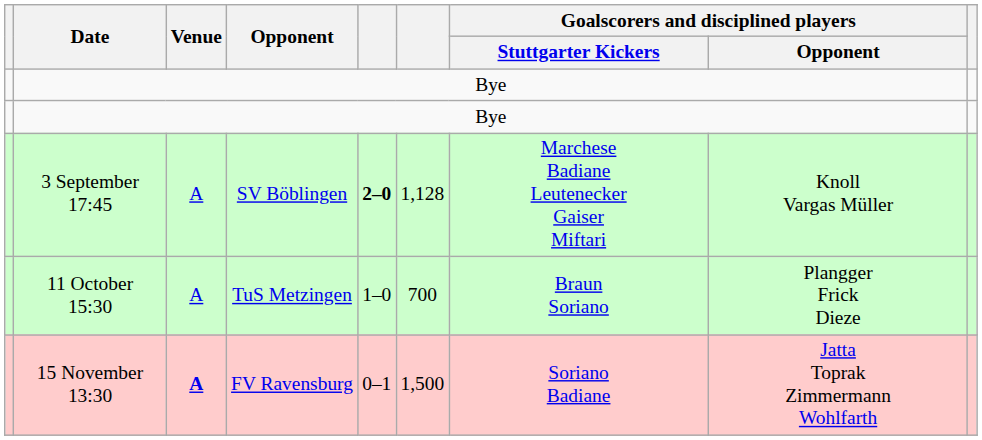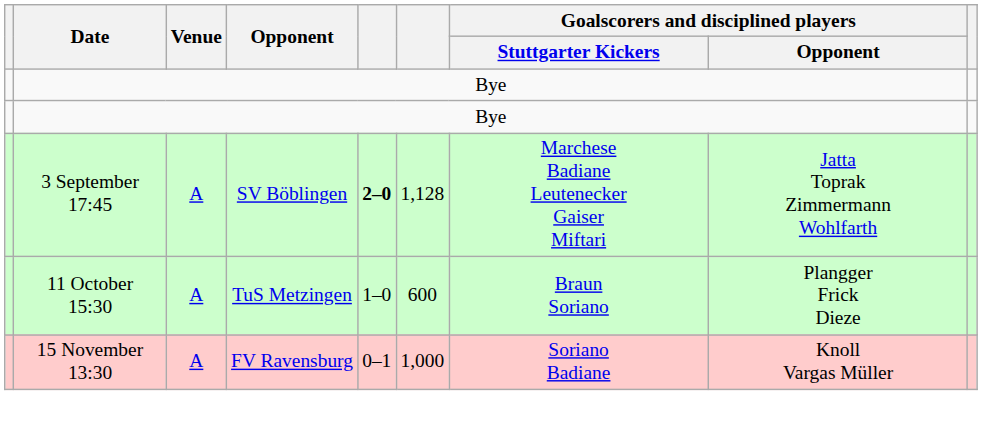(838, 194) Knoll Vargas Müller -> (838, 194) Jatta Toprak Zimmermann Wohlfarth
(422, 294) 700 -> (422, 294) 600
(196, 384) bold -> (196, 361) normal
(422, 384) 1,500 -> (422, 361) 1,000
(838, 384) Jatta Toprak Zimmermann Wohlfarth -> (838, 361) Knoll Vargas Müller
